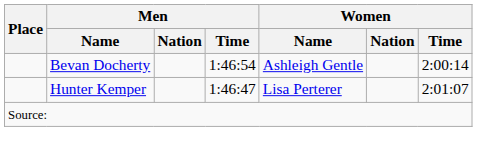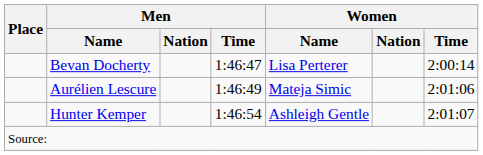(232, 65) 1:46:54 -> (238, 65) 1:46:47
(313, 65) Ashleigh Gentle -> (308, 65) Lisa Perterer
+ row: (103, 89)
(232, 89) 1:46:47 -> (238, 114) 1:46:54
(302, 89) Lisa Perterer -> (319, 114) Ashleigh Gentle
